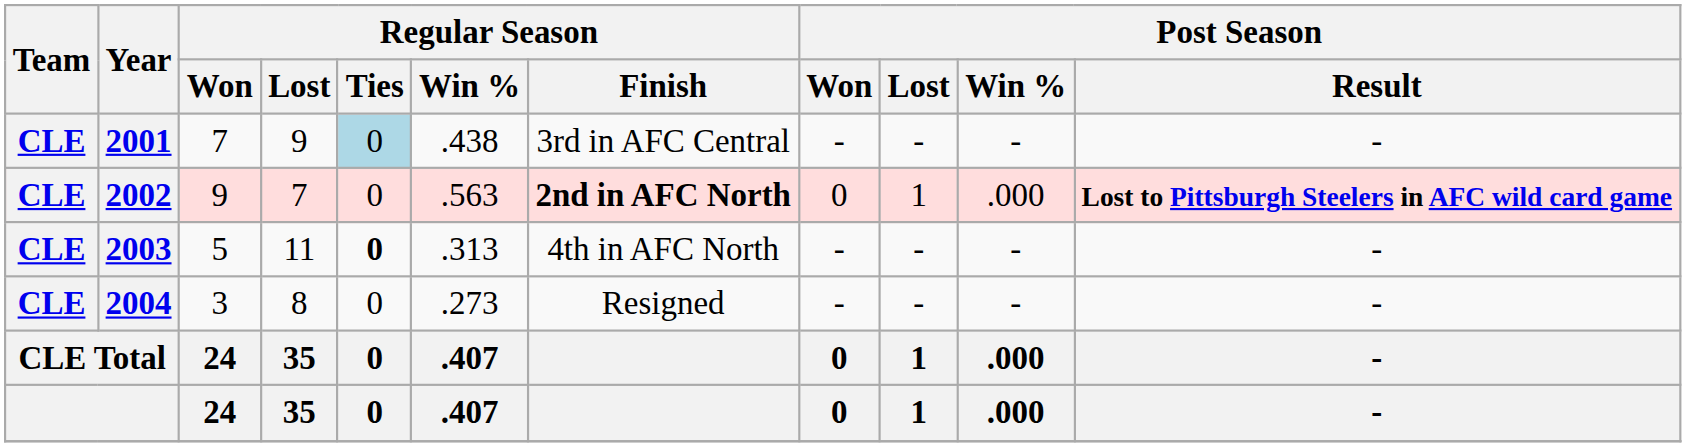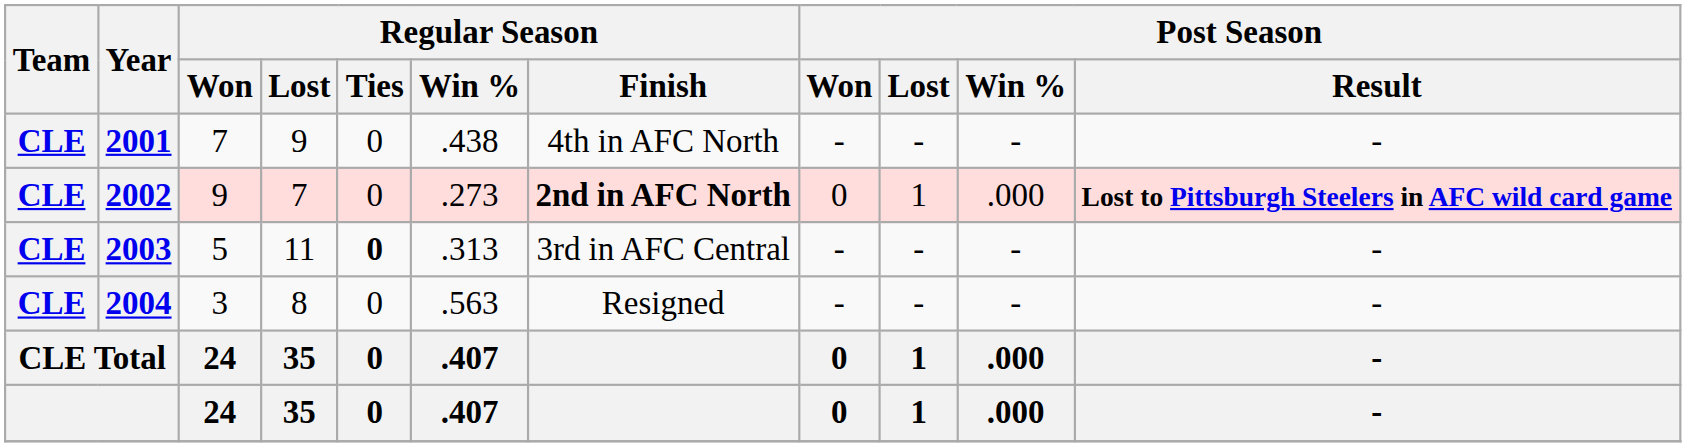(375, 140) lightblue background -> (375, 140) no background
(663, 140) 3rd in AFC Central -> (663, 140) 4th in AFC North
(470, 195) .563 -> (470, 195) .273
(663, 249) 4th in AFC North -> (663, 249) 3rd in AFC Central
(470, 303) .273 -> (470, 303) .563
